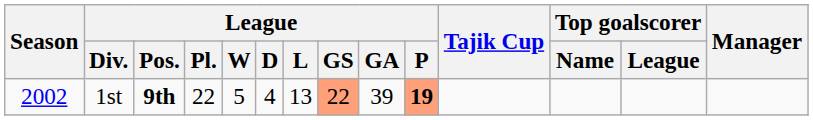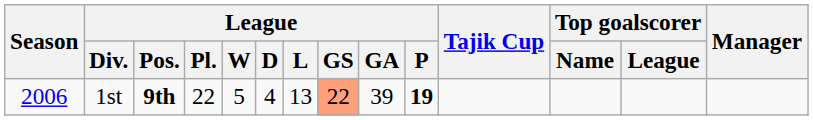(44, 96) 2002 -> (44, 96) 2006
(422, 96) lightsalmon background -> (422, 96) no background
